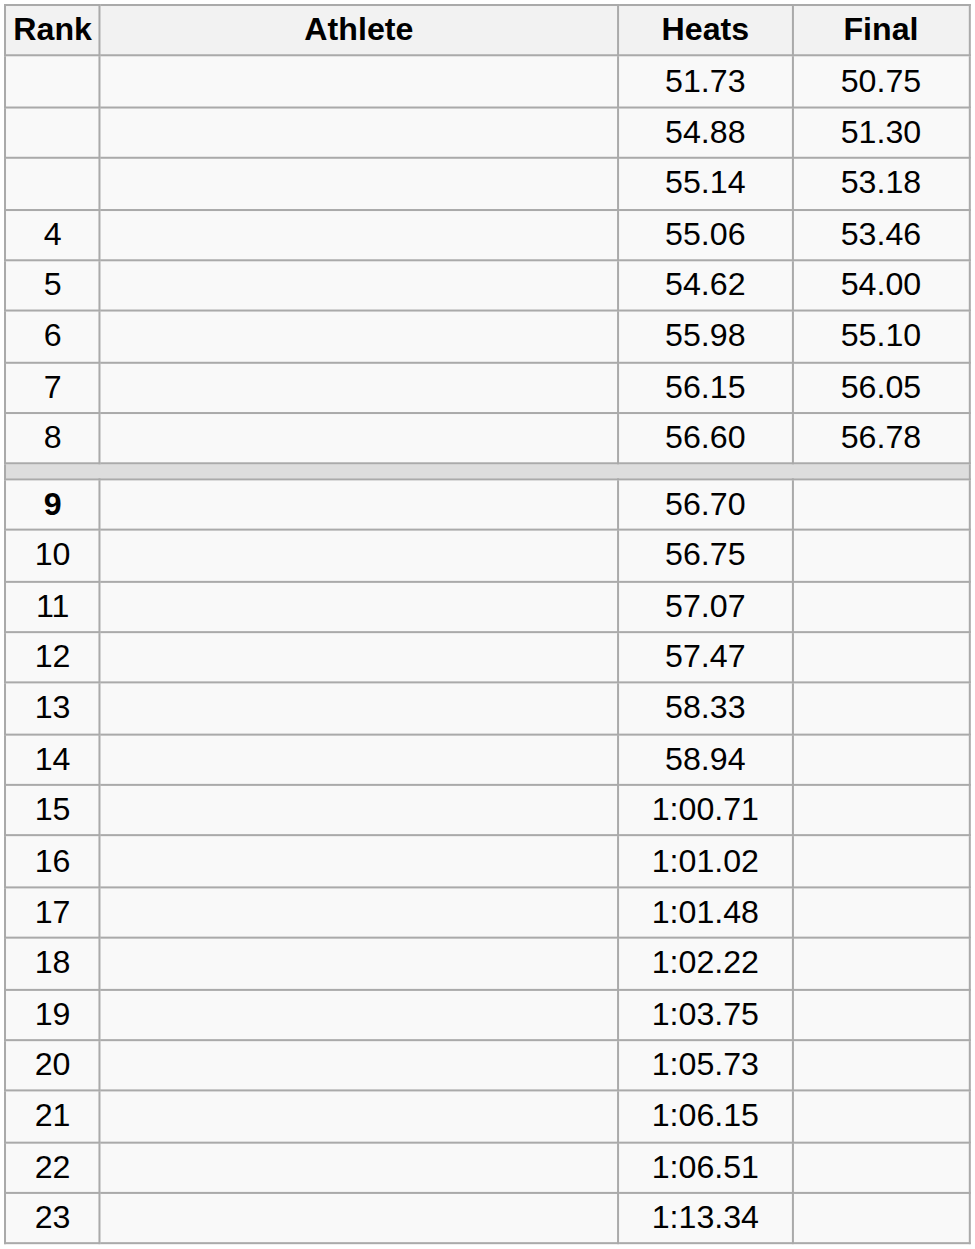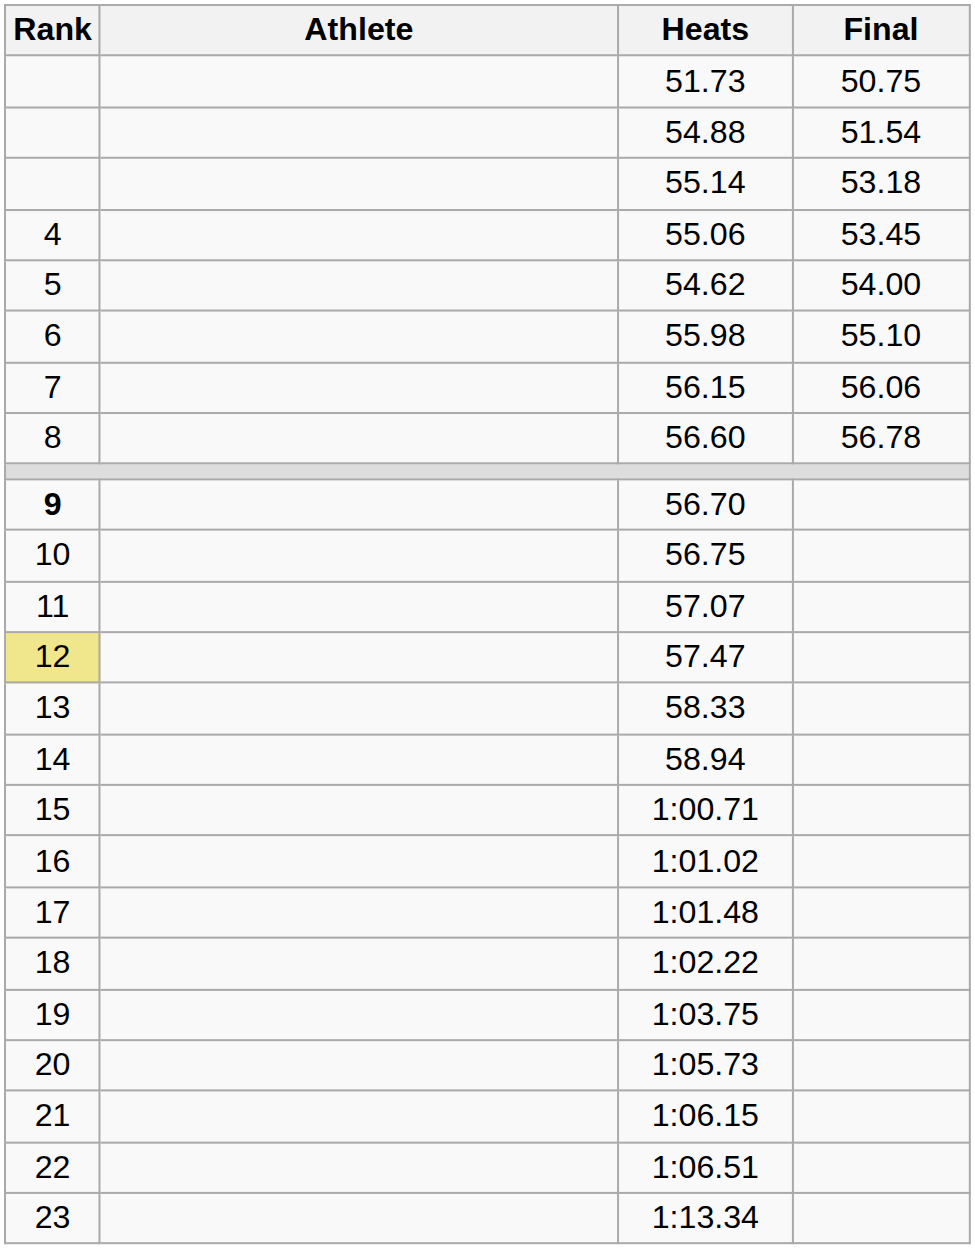(881, 132) 51.30 -> (881, 132) 51.54
(881, 234) 53.46 -> (881, 234) 53.45
(881, 387) 56.05 -> (881, 387) 56.06
(53, 656) no background -> (53, 656) khaki background
